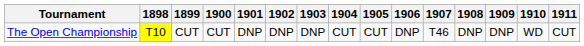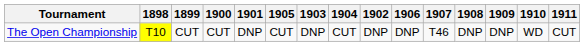columns swapped: (281, 14) <-> (376, 14)
